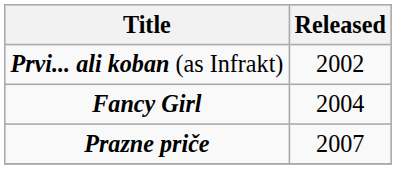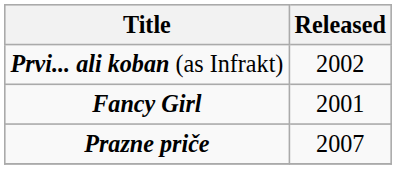(340, 104) 2004 -> (340, 104) 2001
